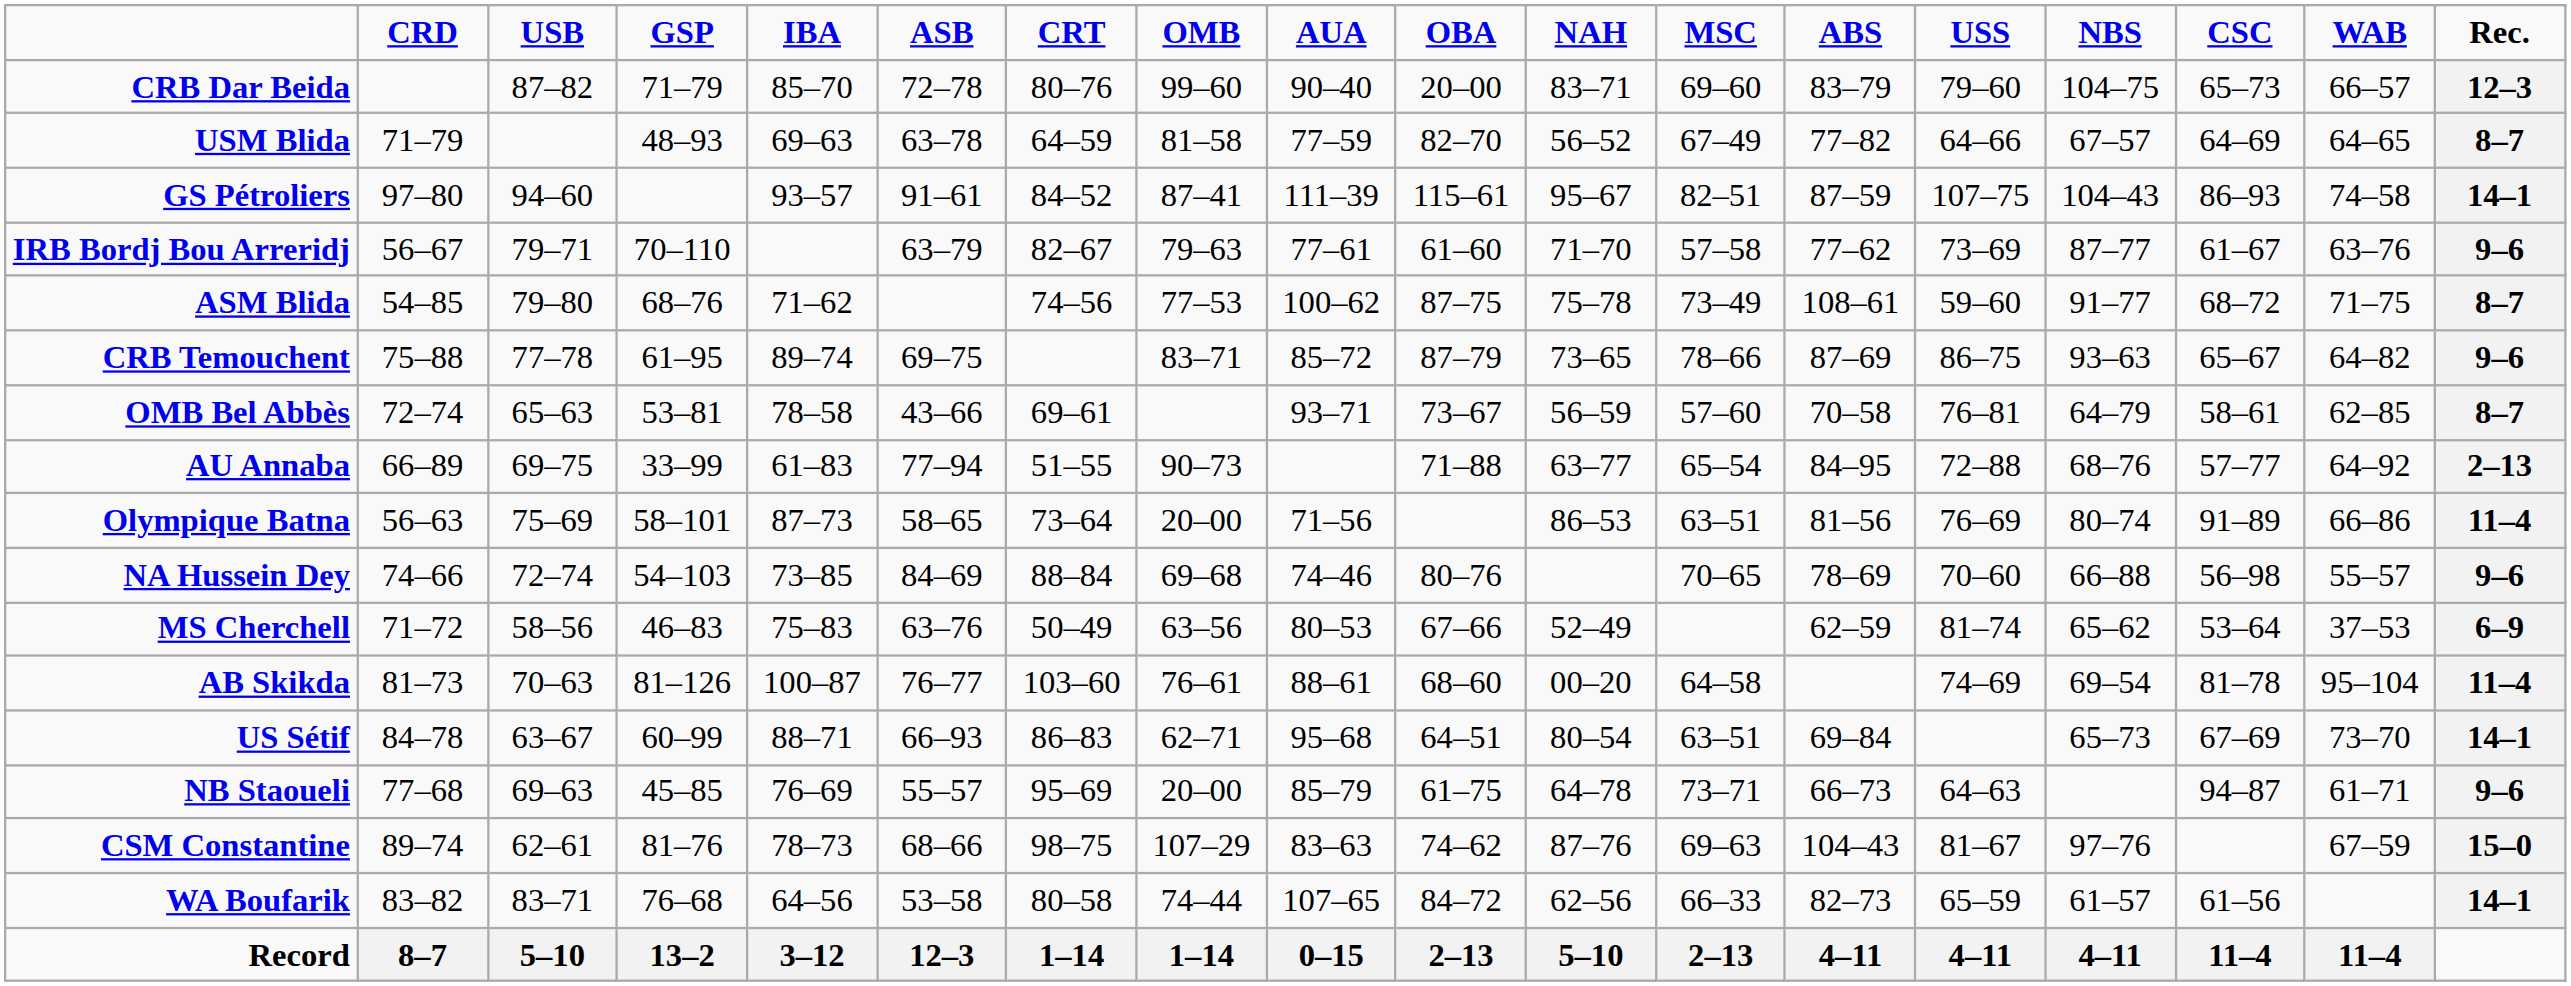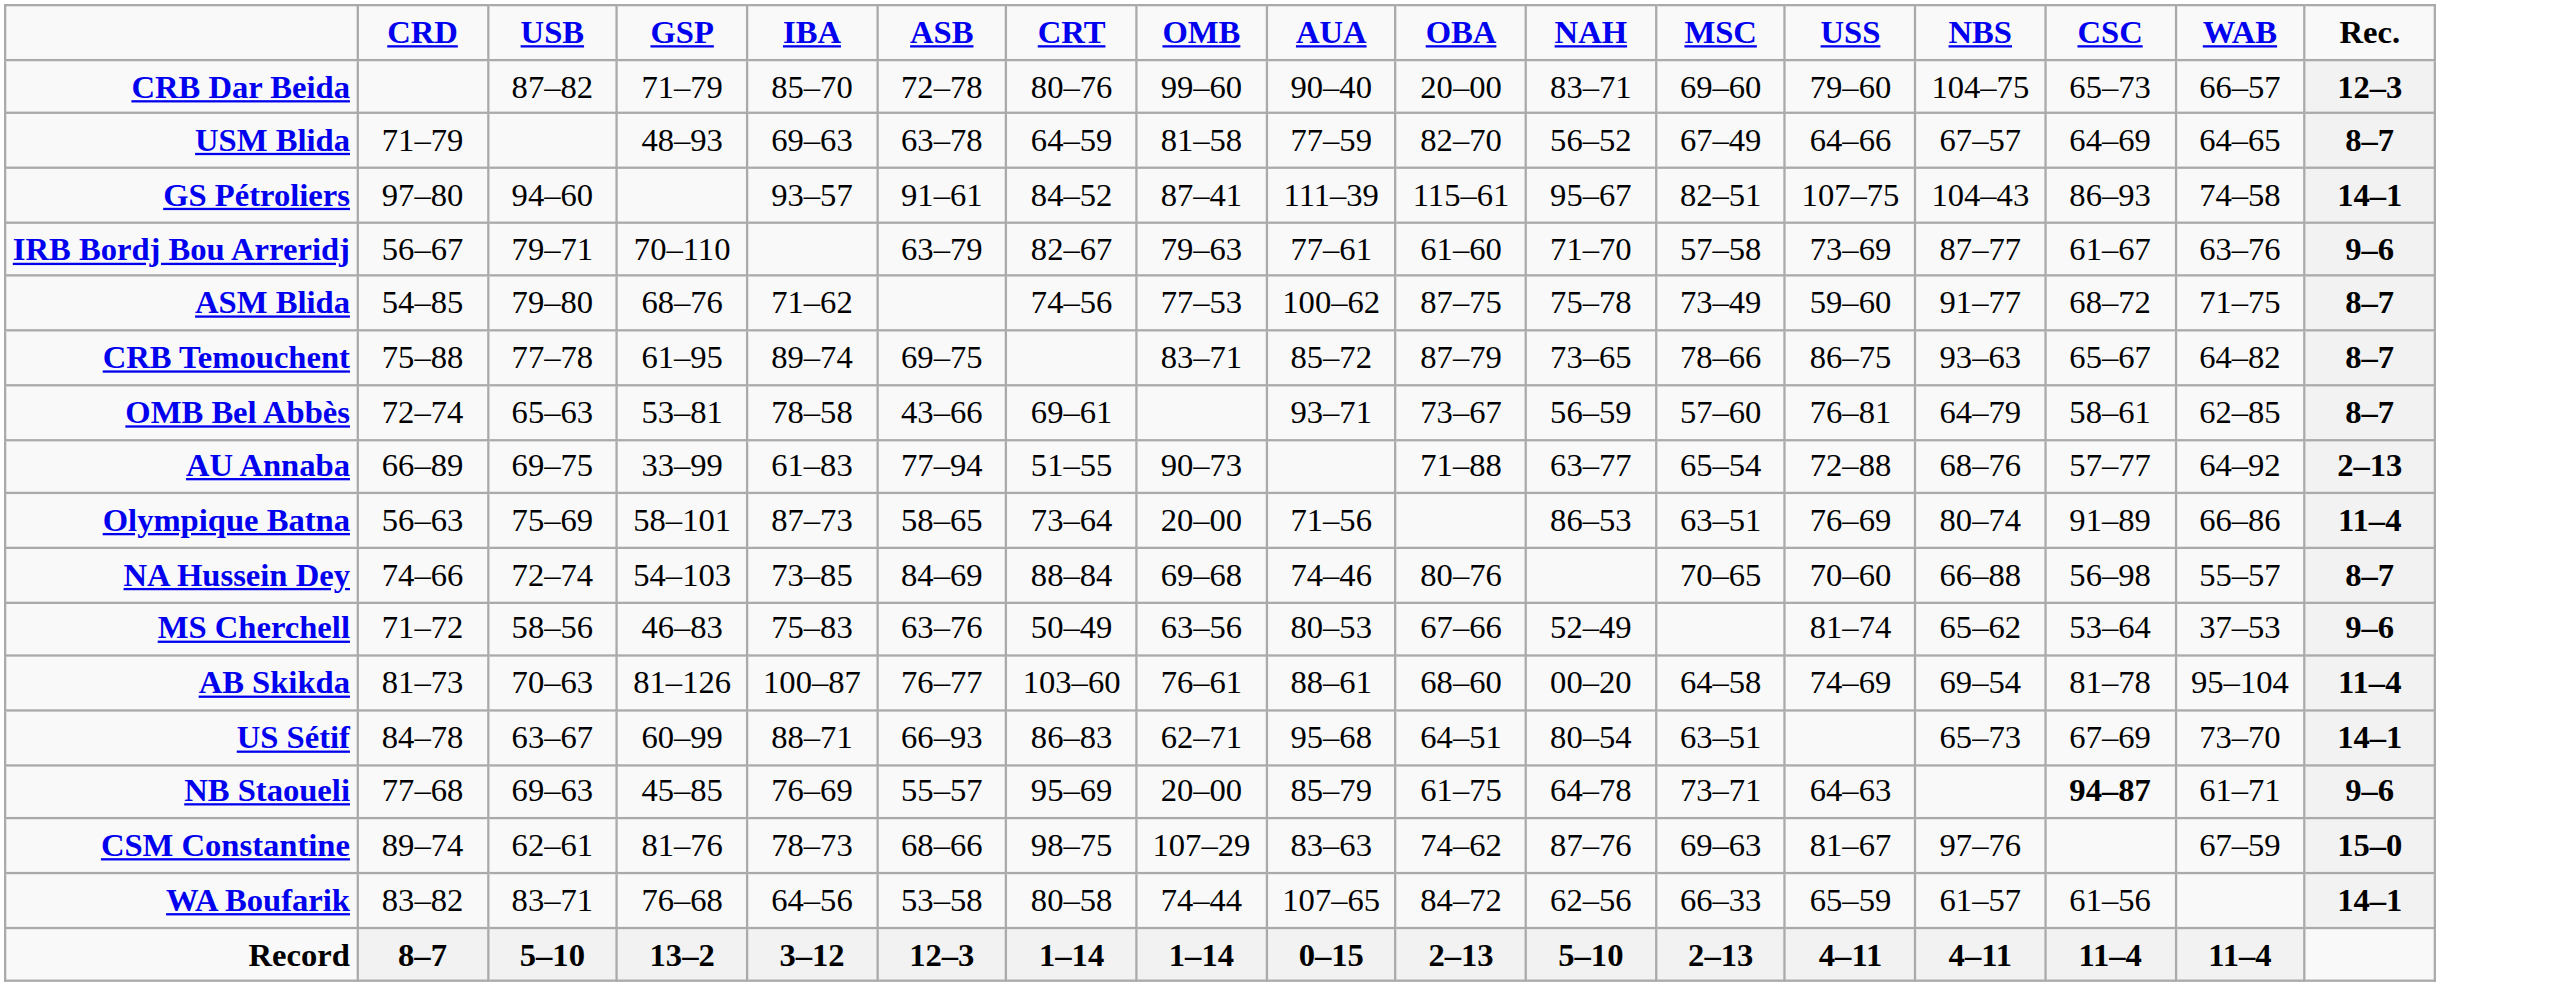- column: (1850, 31)
(2500, 357) 9–6 -> (2370, 357) 8–7
(2500, 574) 9–6 -> (2370, 574) 8–7
(2500, 628) 6–9 -> (2370, 628) 9–6
(2240, 791) normal -> (2110, 791) bold
